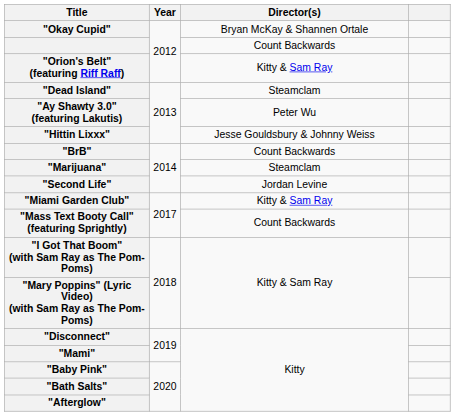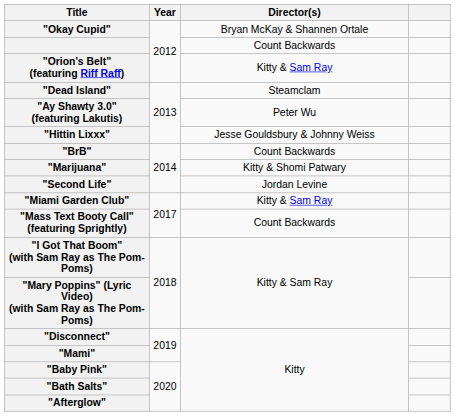(295, 168) Steamclam -> (295, 168) Kitty & Shomi Patwary
